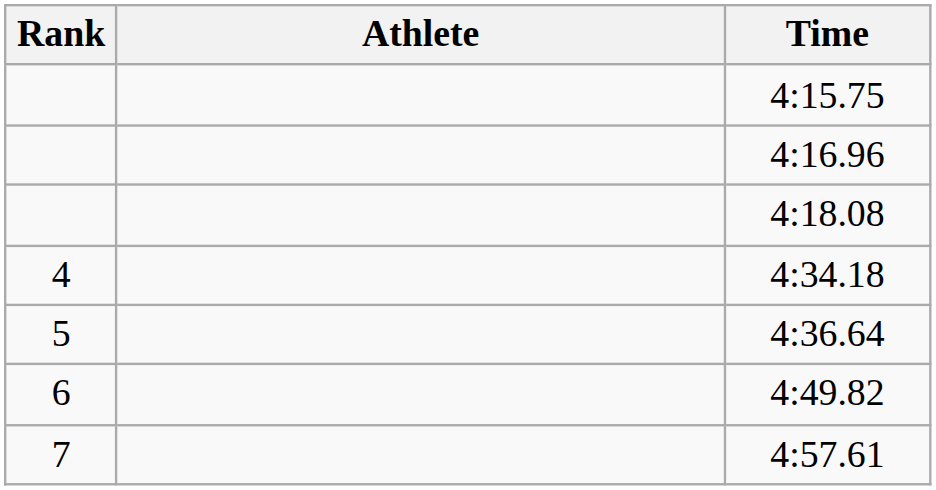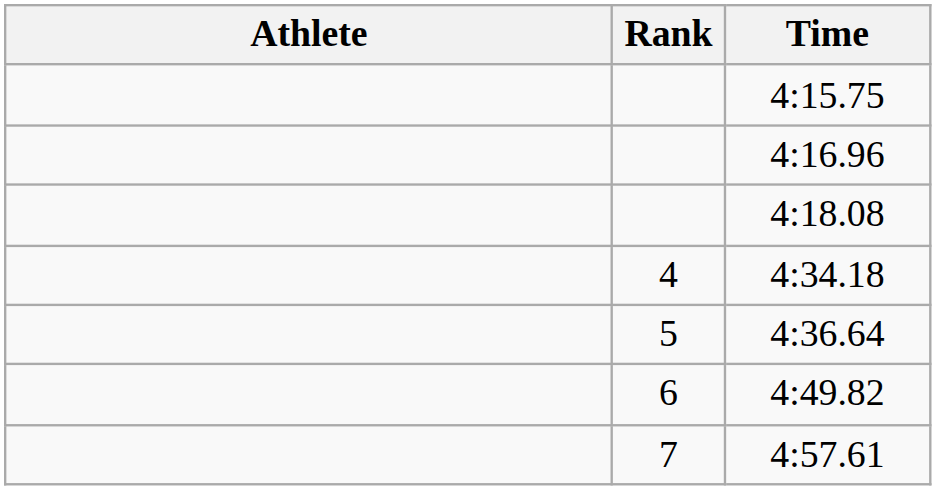columns swapped: (61, 34) <-> (421, 34)
